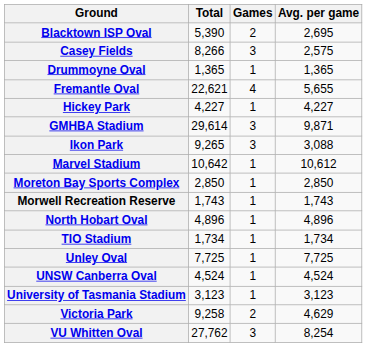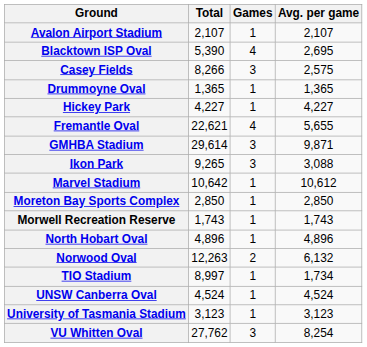+ row: (96, 32)
(253, 32) 2 -> (253, 51) 4
rows swapped: (96, 88) <-> (96, 107)
+ row: (96, 257)
(209, 239) 1,734 -> (209, 276) 8,997
- row: (96, 257)
- row: (96, 314)
